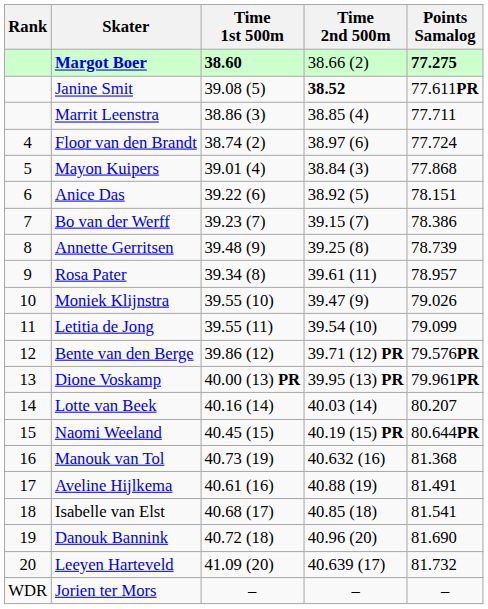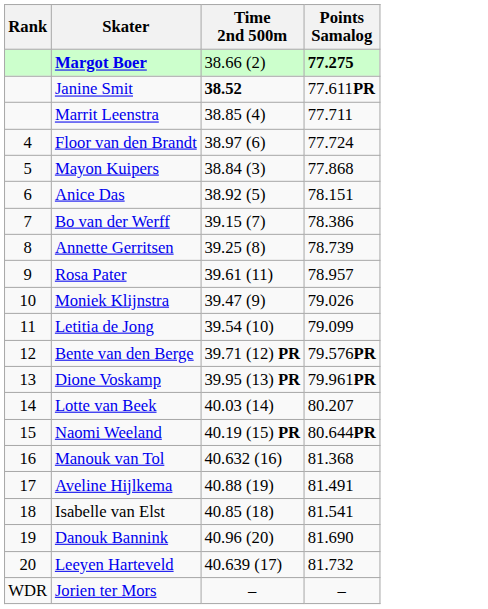- column: (252, 27)
